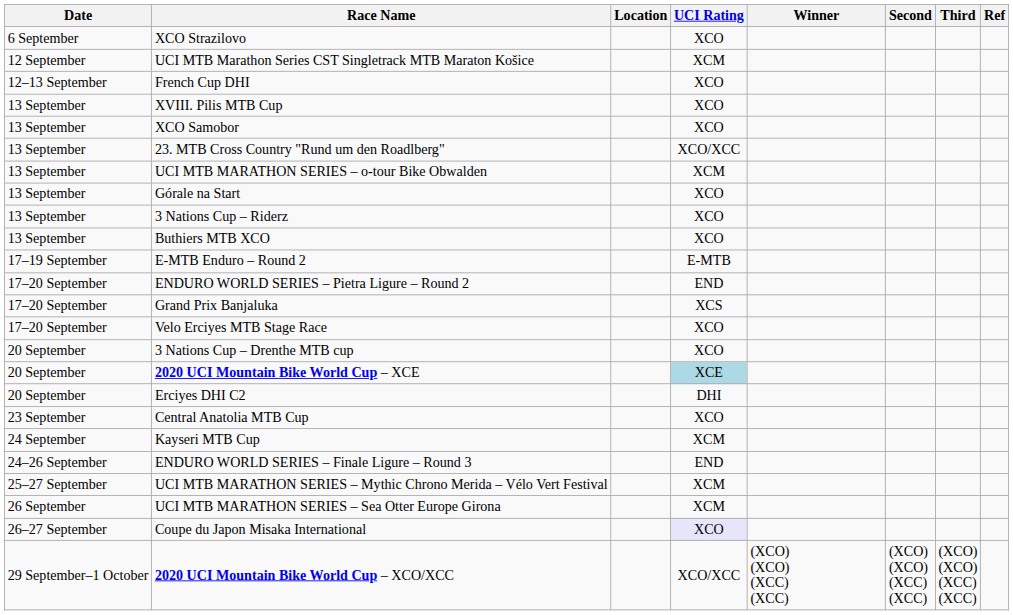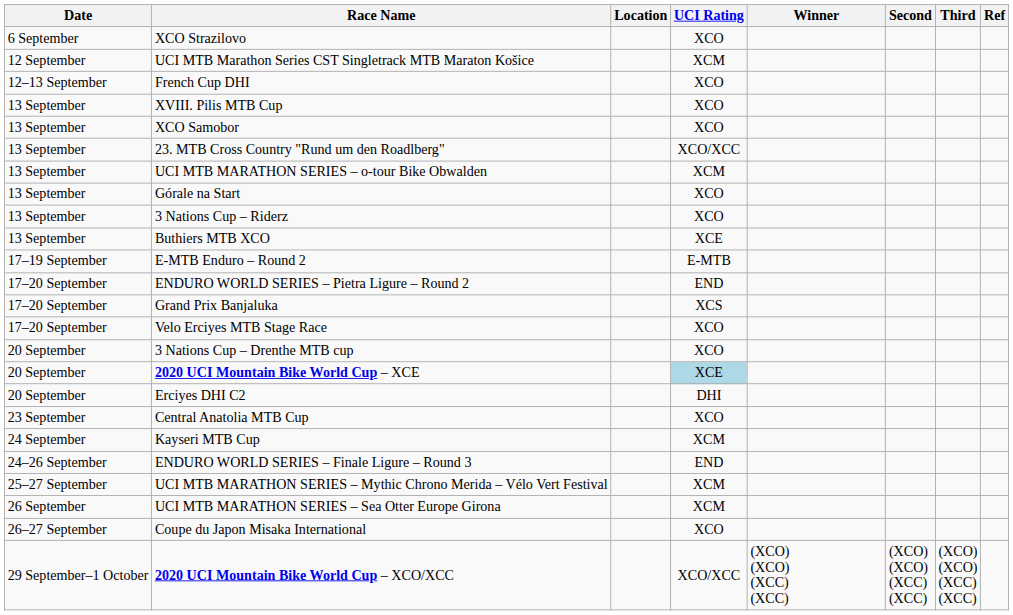(709, 238) XCO -> (709, 238) XCE
(709, 529) lavender background -> (709, 529) no background
